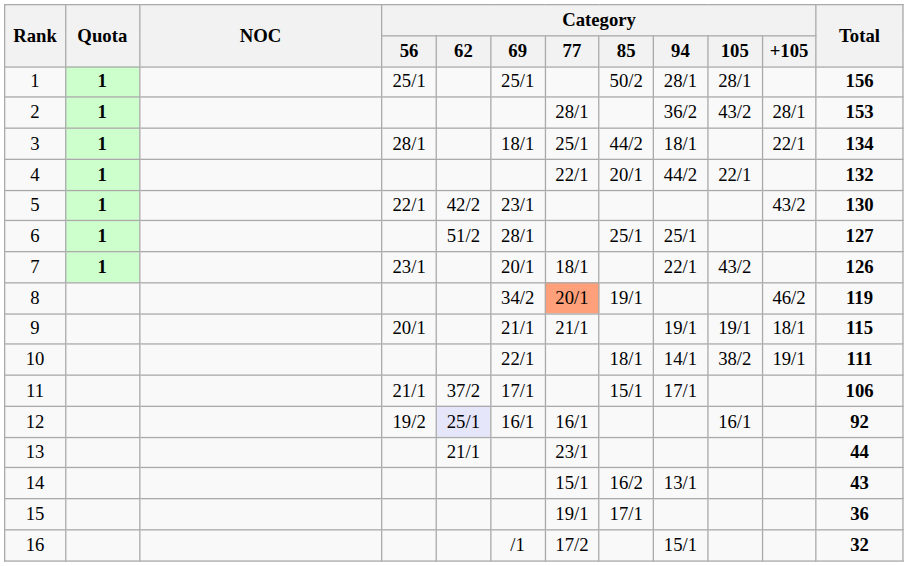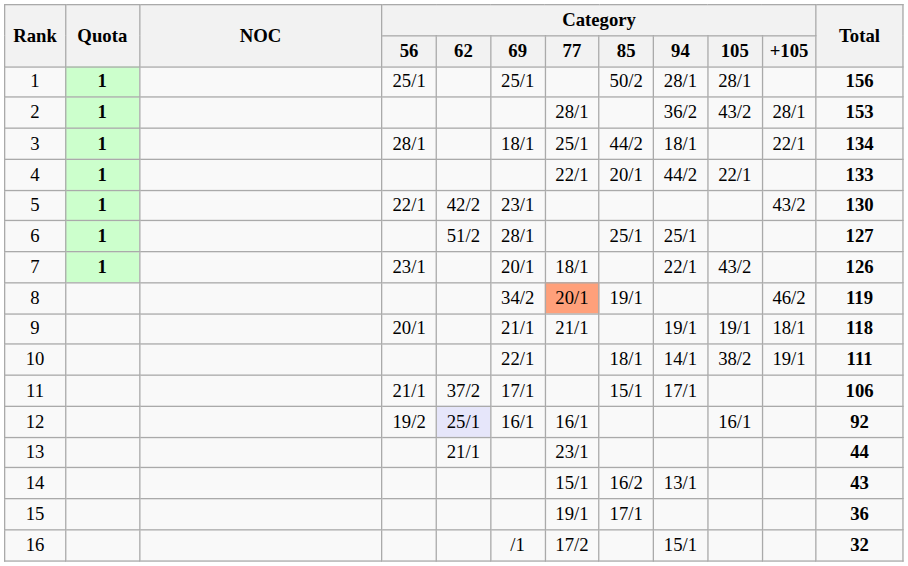(860, 174) 132 -> (860, 174) 133
(860, 329) 115 -> (860, 329) 118
